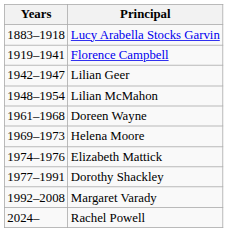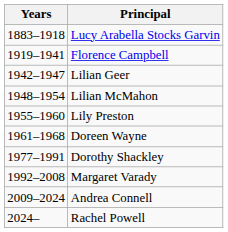+ row: (102, 116)
- row: (108, 136)
- row: (117, 156)
+ row: (112, 197)
